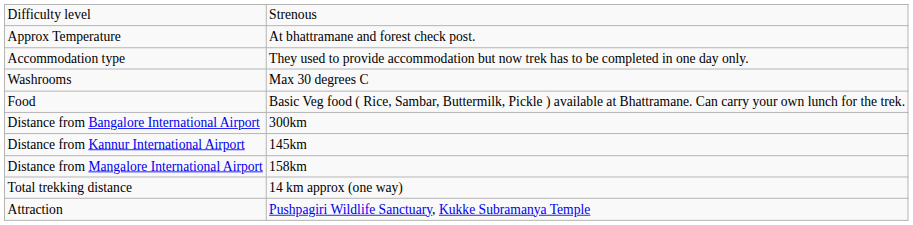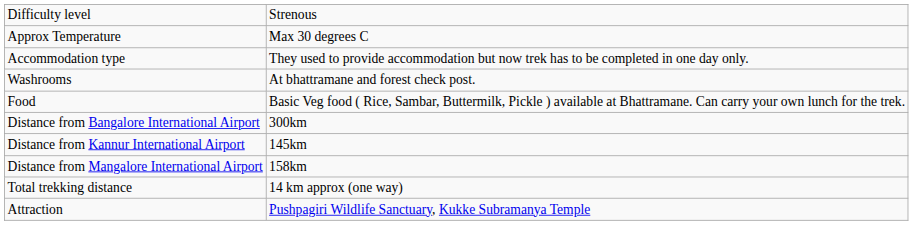(372, 36) At bhattramane and forest check post. -> (319, 36) Max 30 degrees C
(319, 79) Max 30 degrees C -> (372, 79) At bhattramane and forest check post.
